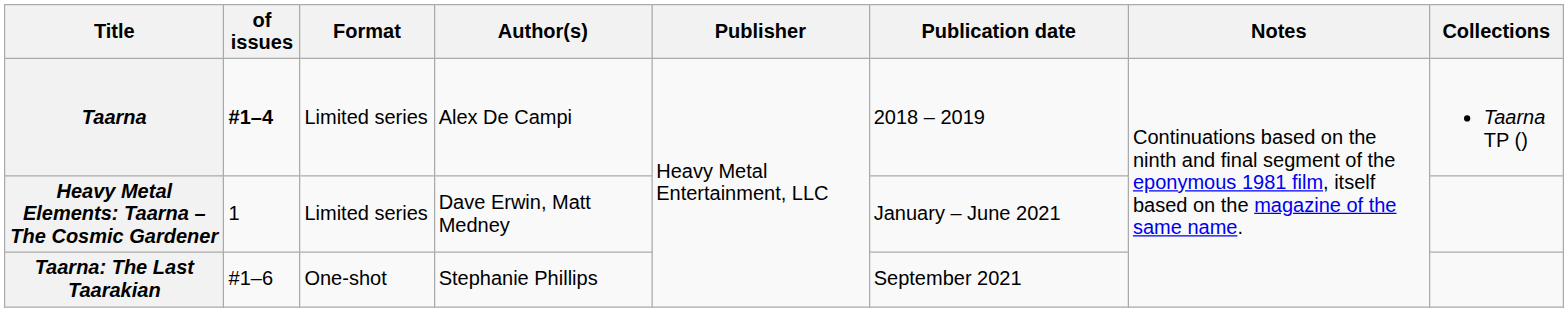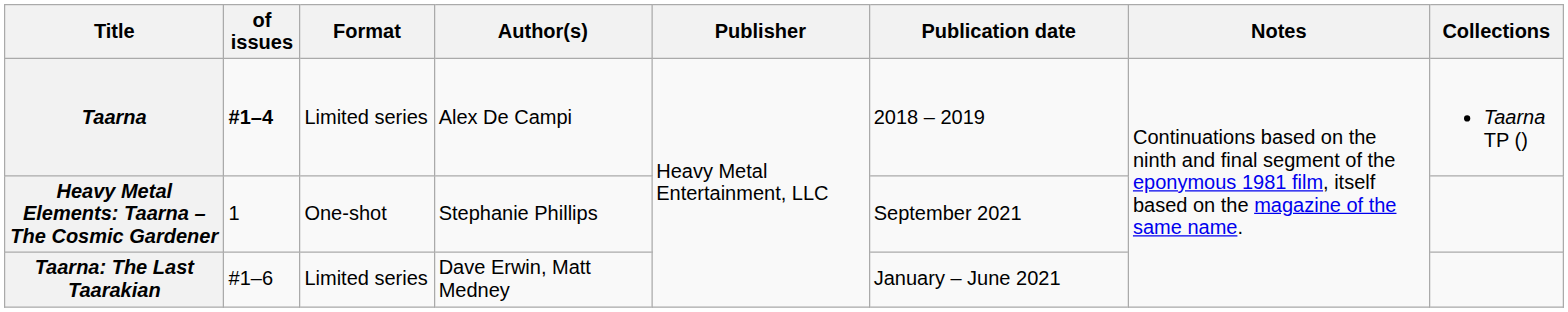(366, 213) Limited series -> (346, 213) One-shot
(515, 213) Dave Erwin, Matt Medney -> (518, 213) Stephanie Phillips
(967, 213) January – June 2021 -> (948, 213) September 2021
(346, 279) One-shot -> (366, 279) Limited series
(518, 279) Stephanie Phillips -> (515, 279) Dave Erwin, Matt Medney
(948, 279) September 2021 -> (967, 279) January – June 2021
